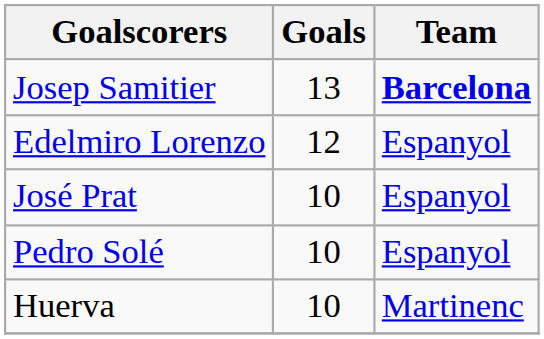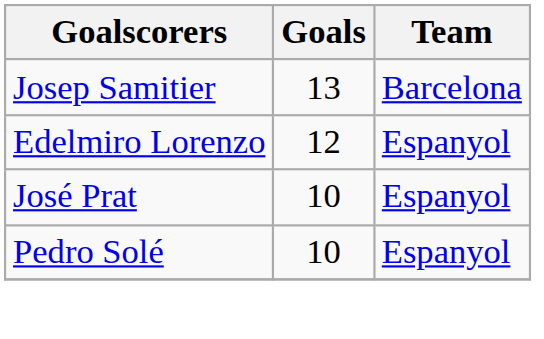(456, 86) bold -> (452, 86) normal
- row: (64, 305)
